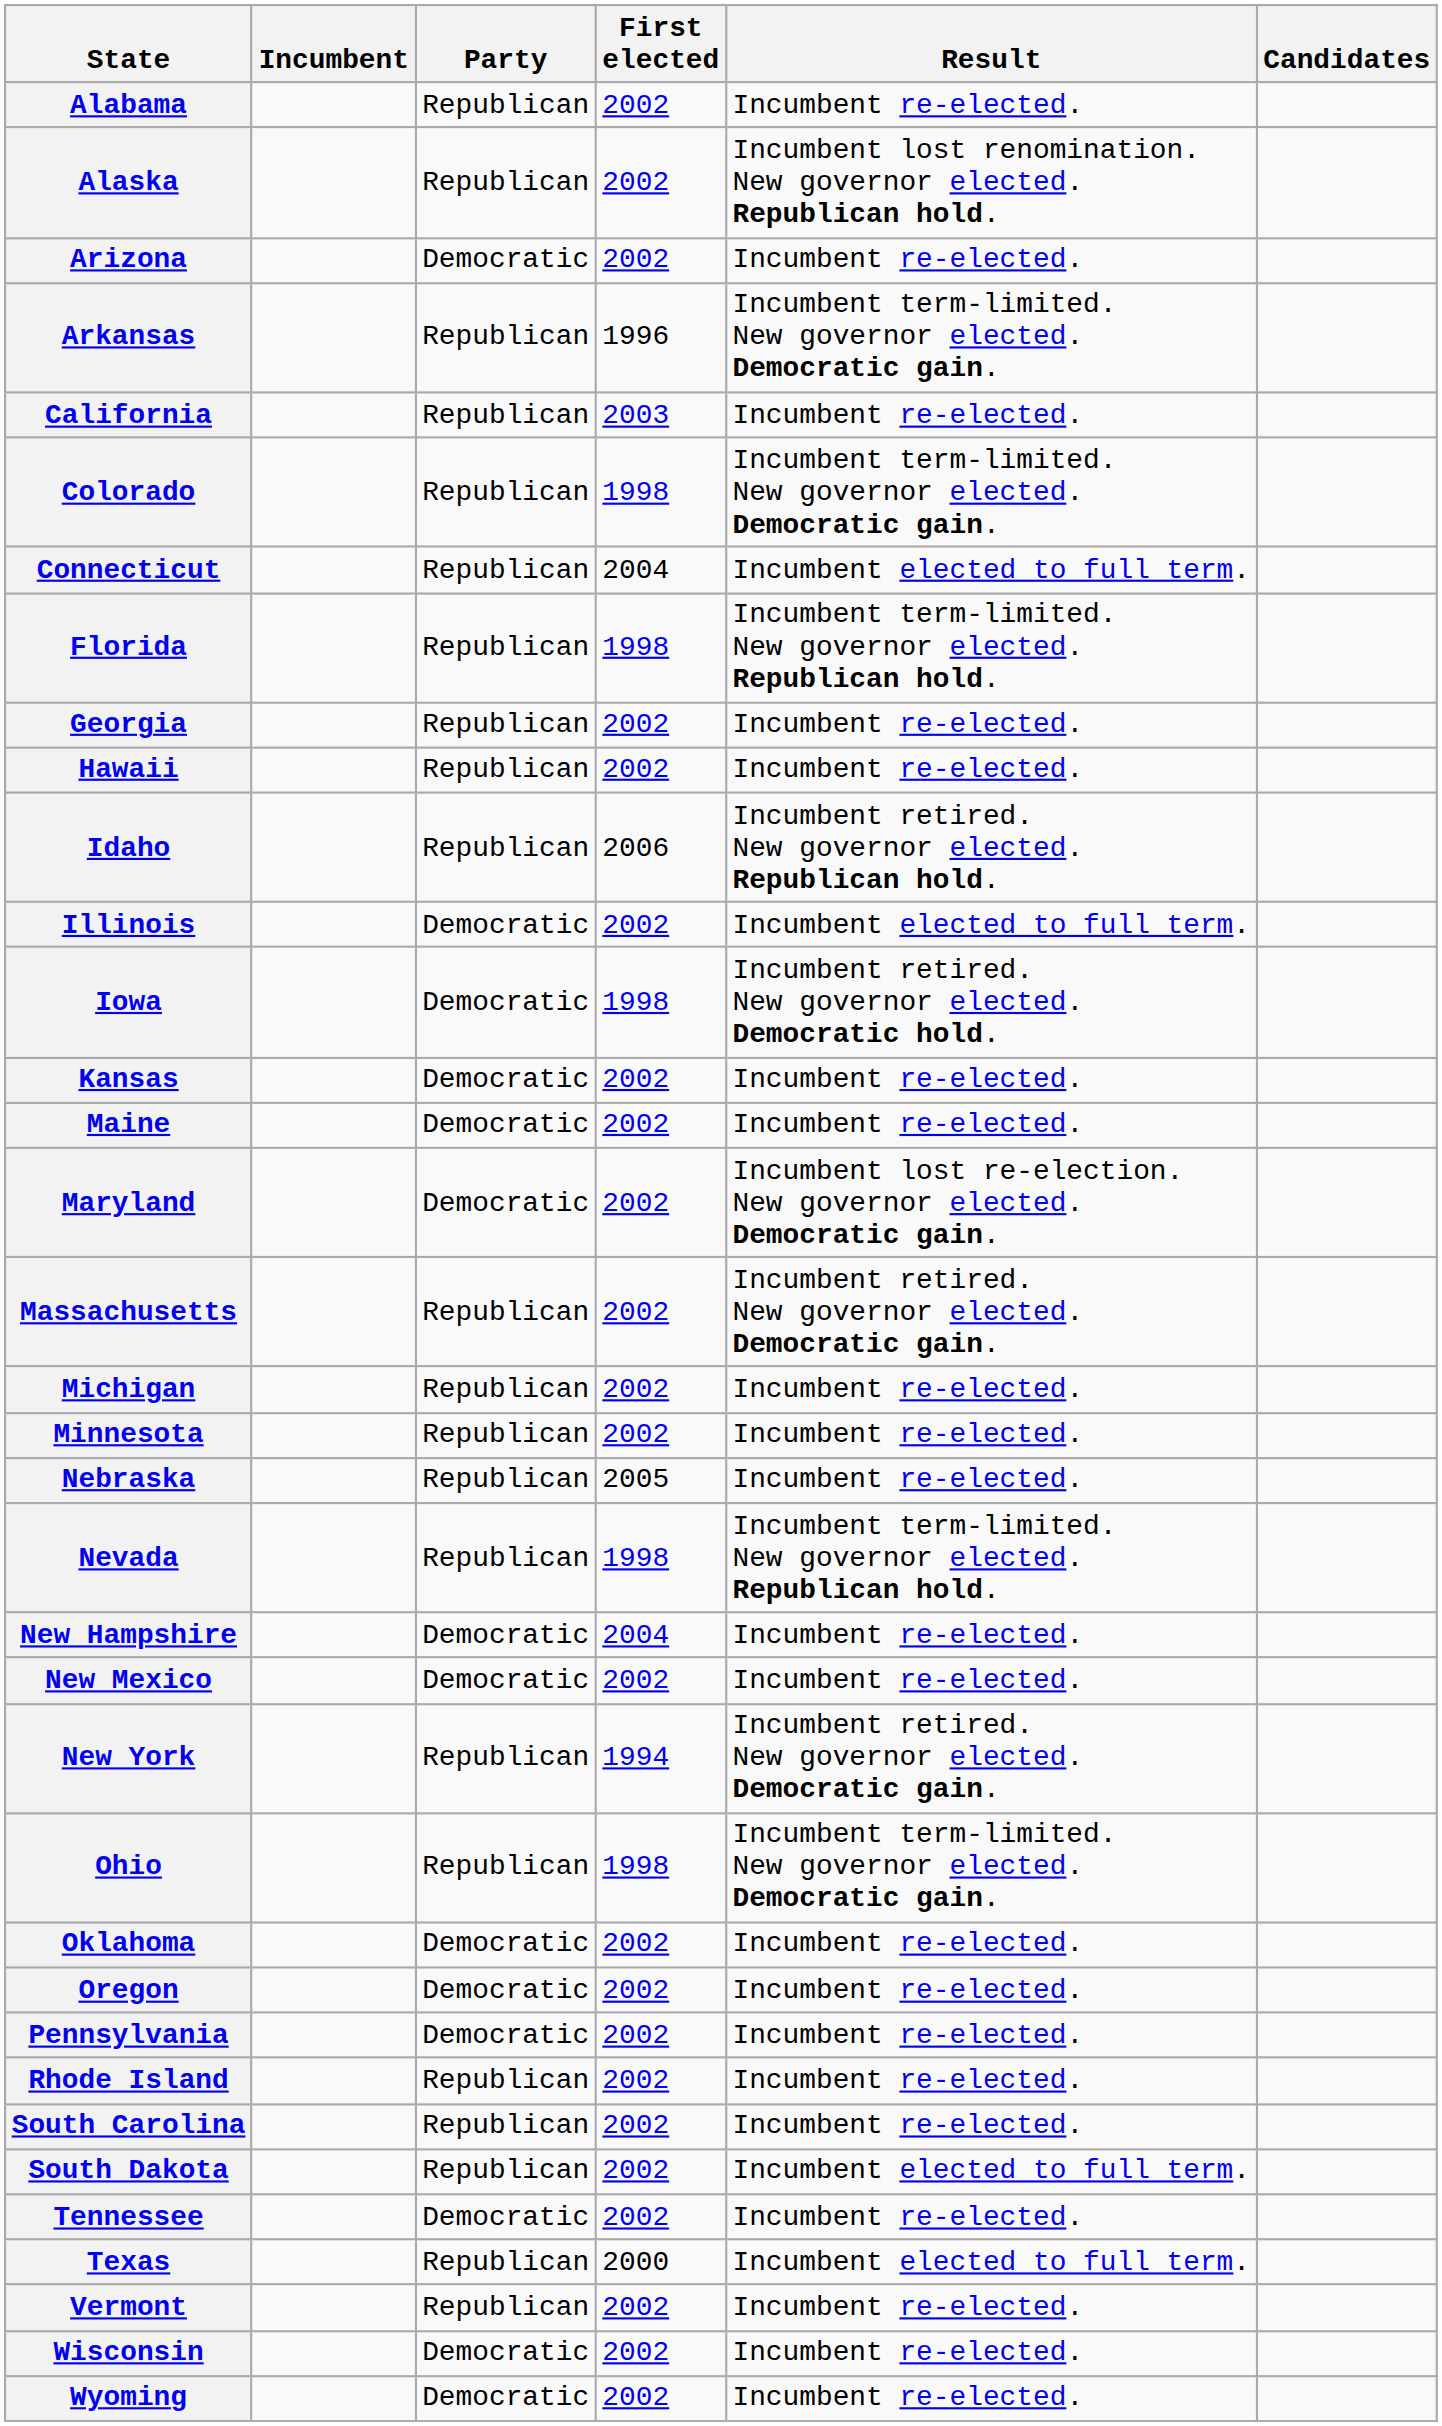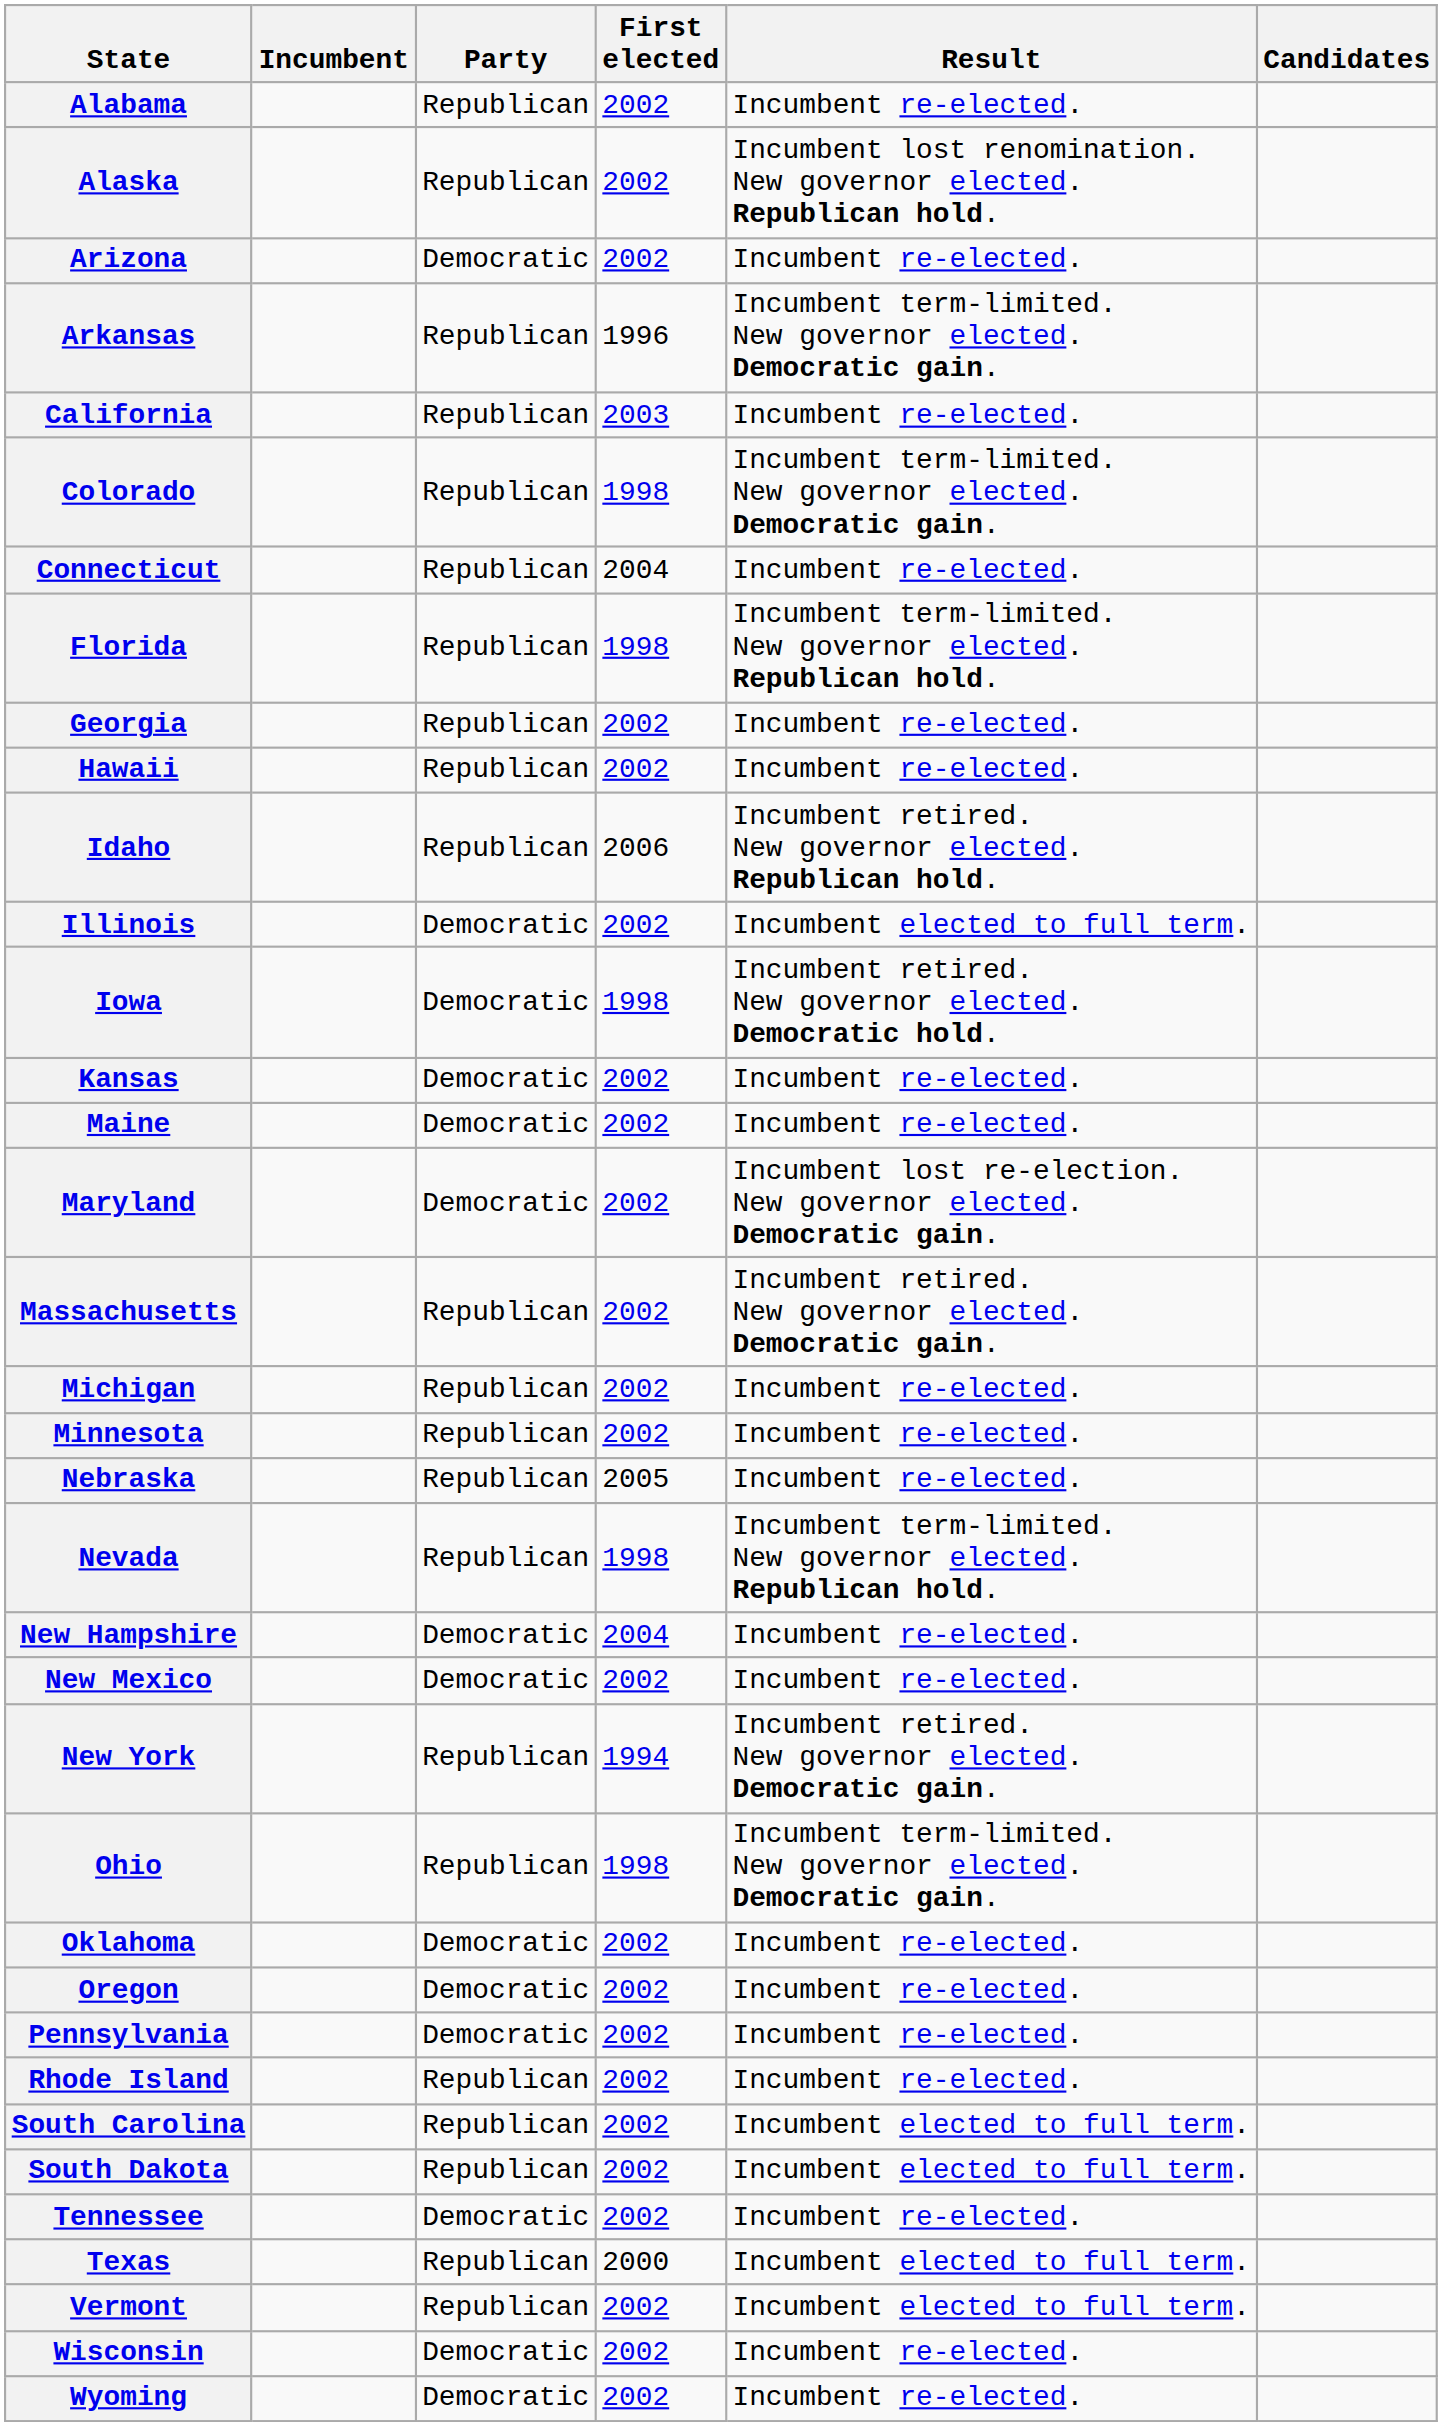(991, 570) Incumbent elected to full term. -> (908, 570) Incumbent re-elected.
(908, 2126) Incumbent re-elected. -> (991, 2126) Incumbent elected to full term.
(908, 2308) Incumbent re-elected. -> (991, 2308) Incumbent elected to full term.
